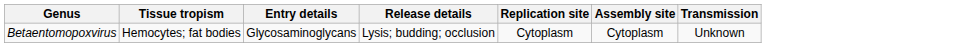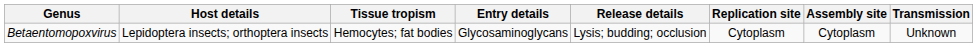+ column: (225, 14)
